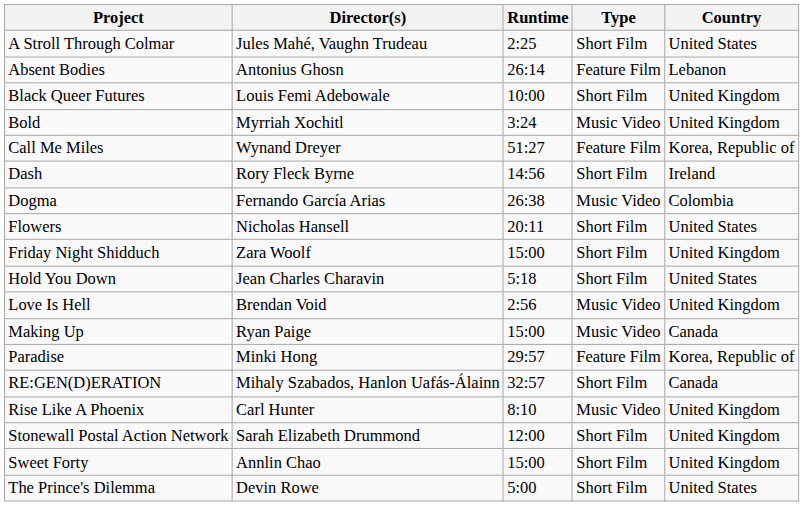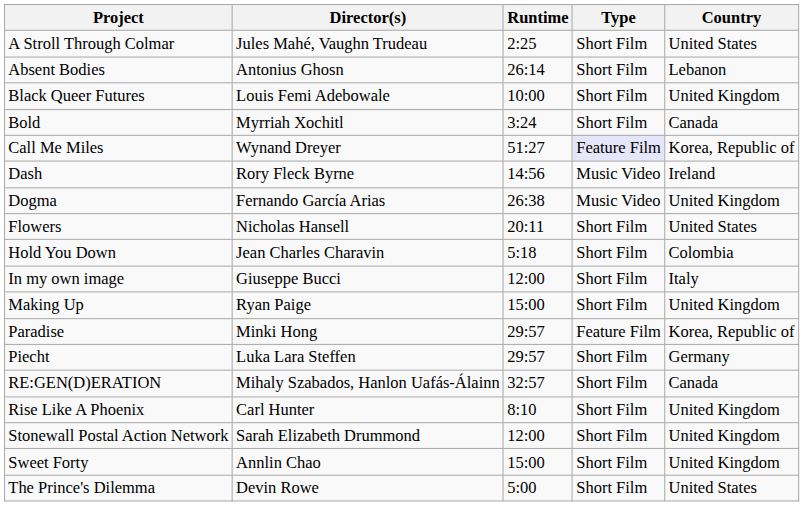(619, 69) Feature Film -> (612, 69) Short Film
(618, 122) Music Video -> (612, 122) Short Film
(724, 122) United Kingdom -> (693, 122) Canada
(619, 148) no background -> (619, 148) lavender background
(612, 174) Short Film -> (618, 174) Music Video
(701, 200) Colombia -> (724, 200) United Kingdom
- row: (84, 252)
(713, 278) United States -> (701, 252) Colombia
+ row: (66, 278)
- row: (50, 305)
(618, 331) Music Video -> (612, 305) Short Film
(693, 331) Canada -> (724, 305) United Kingdom
+ row: (29, 357)
(618, 409) Music Video -> (612, 409) Short Film
